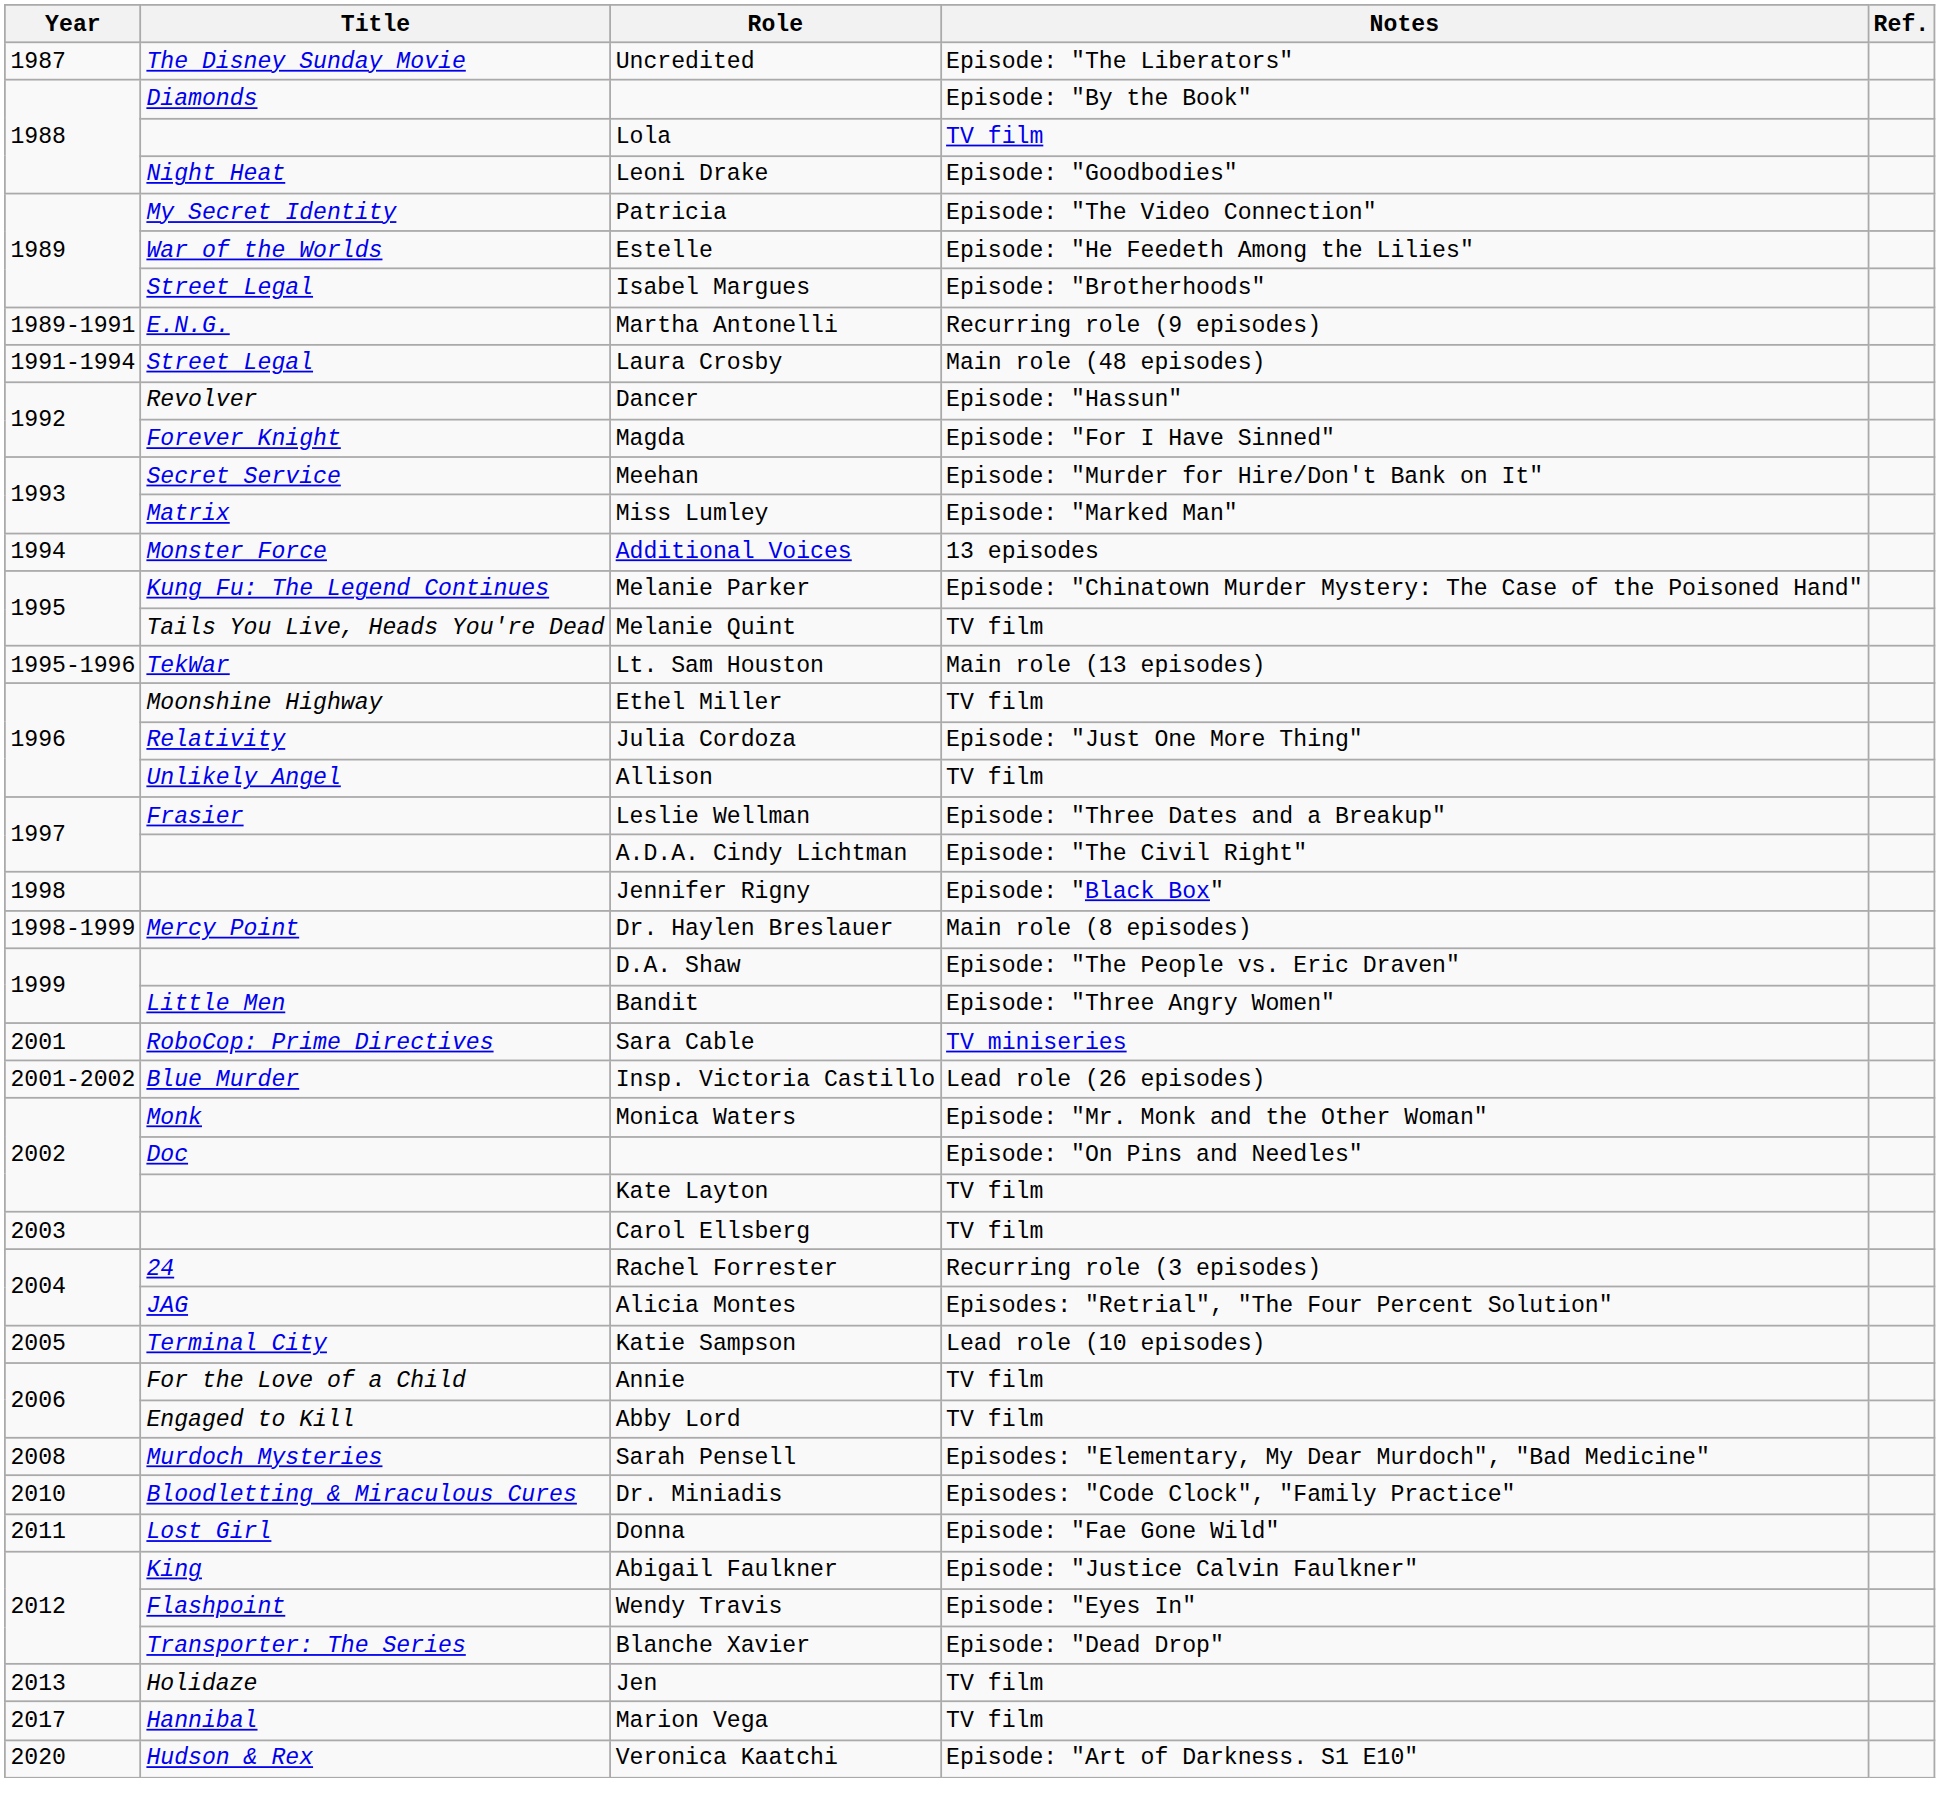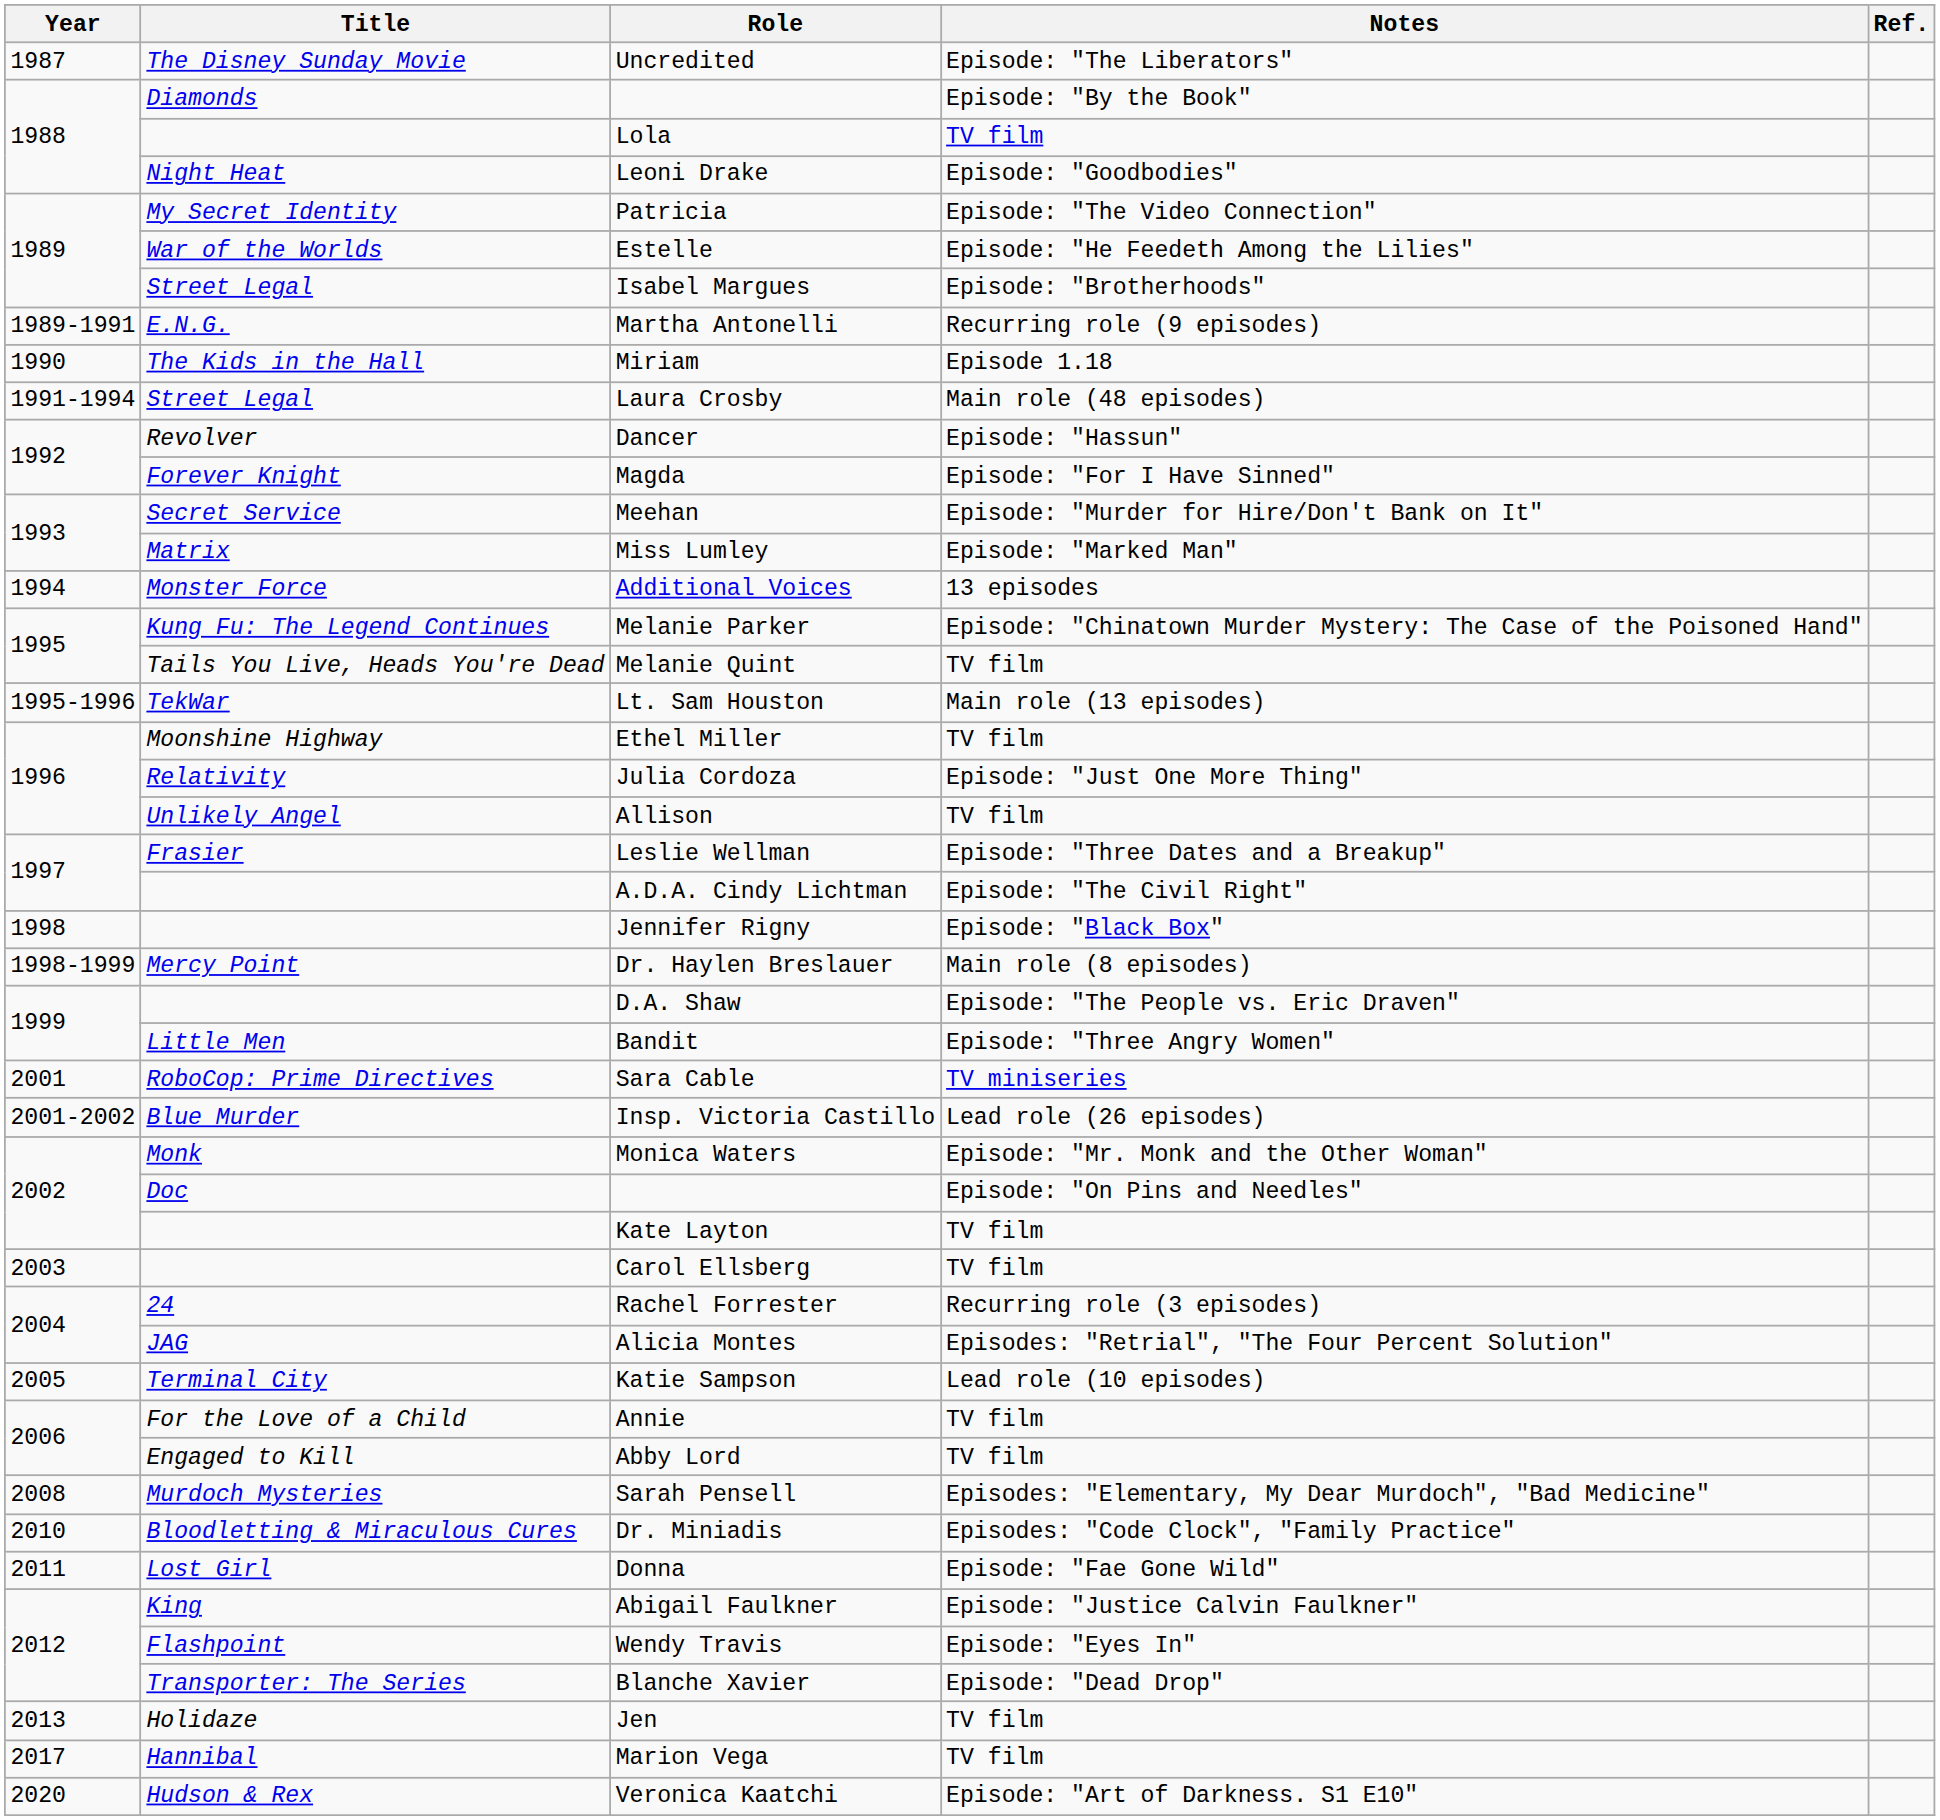+ row: (285, 363)
